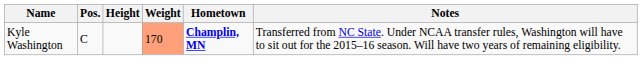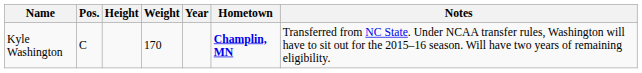+ column: (197, 13)
(154, 38) lightsalmon background -> (153, 45) no background
